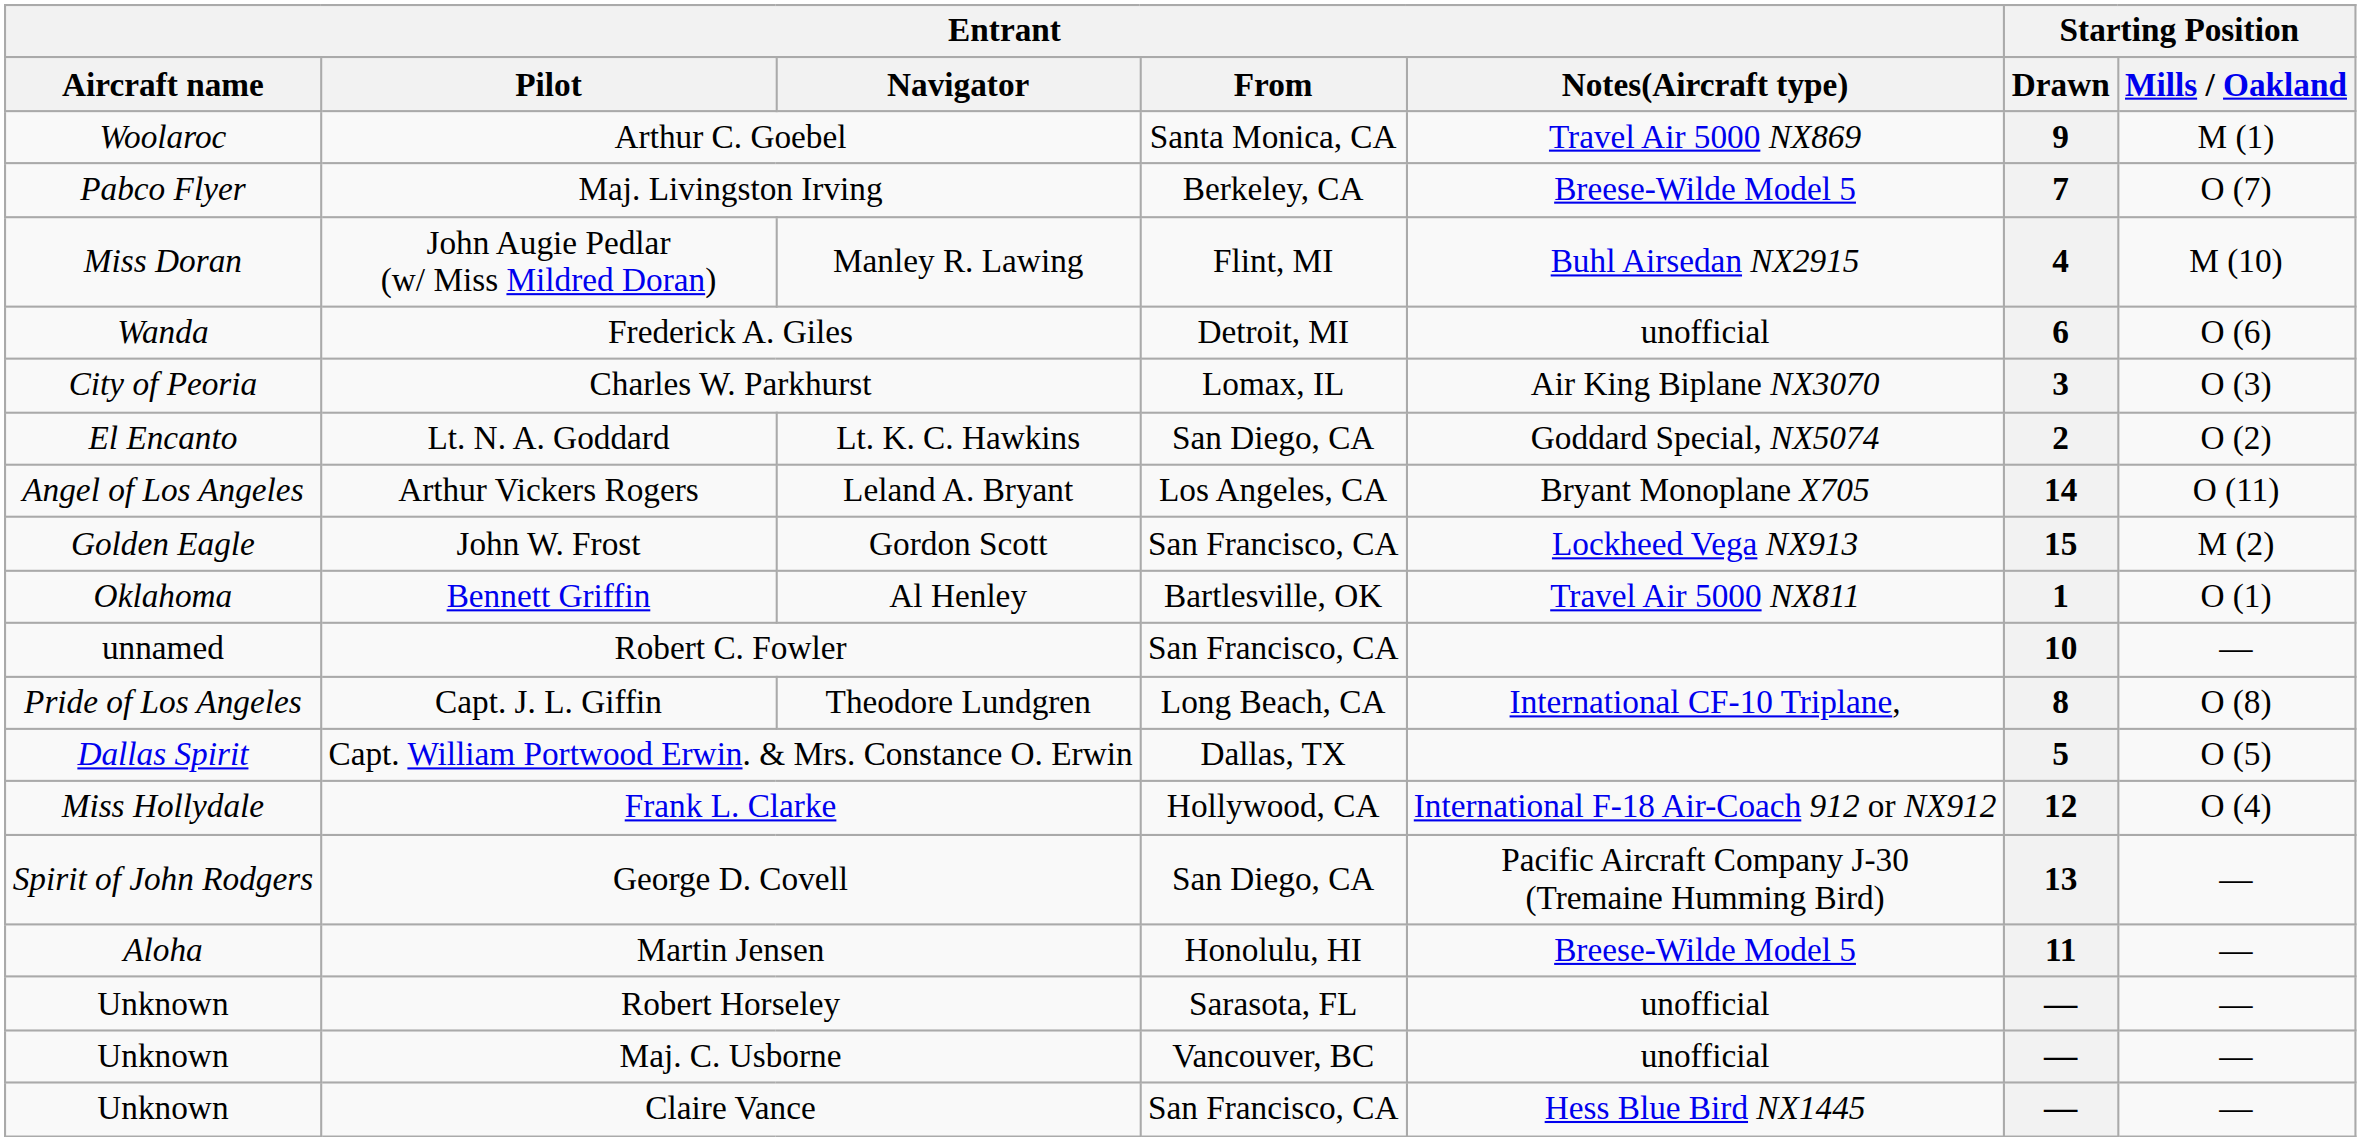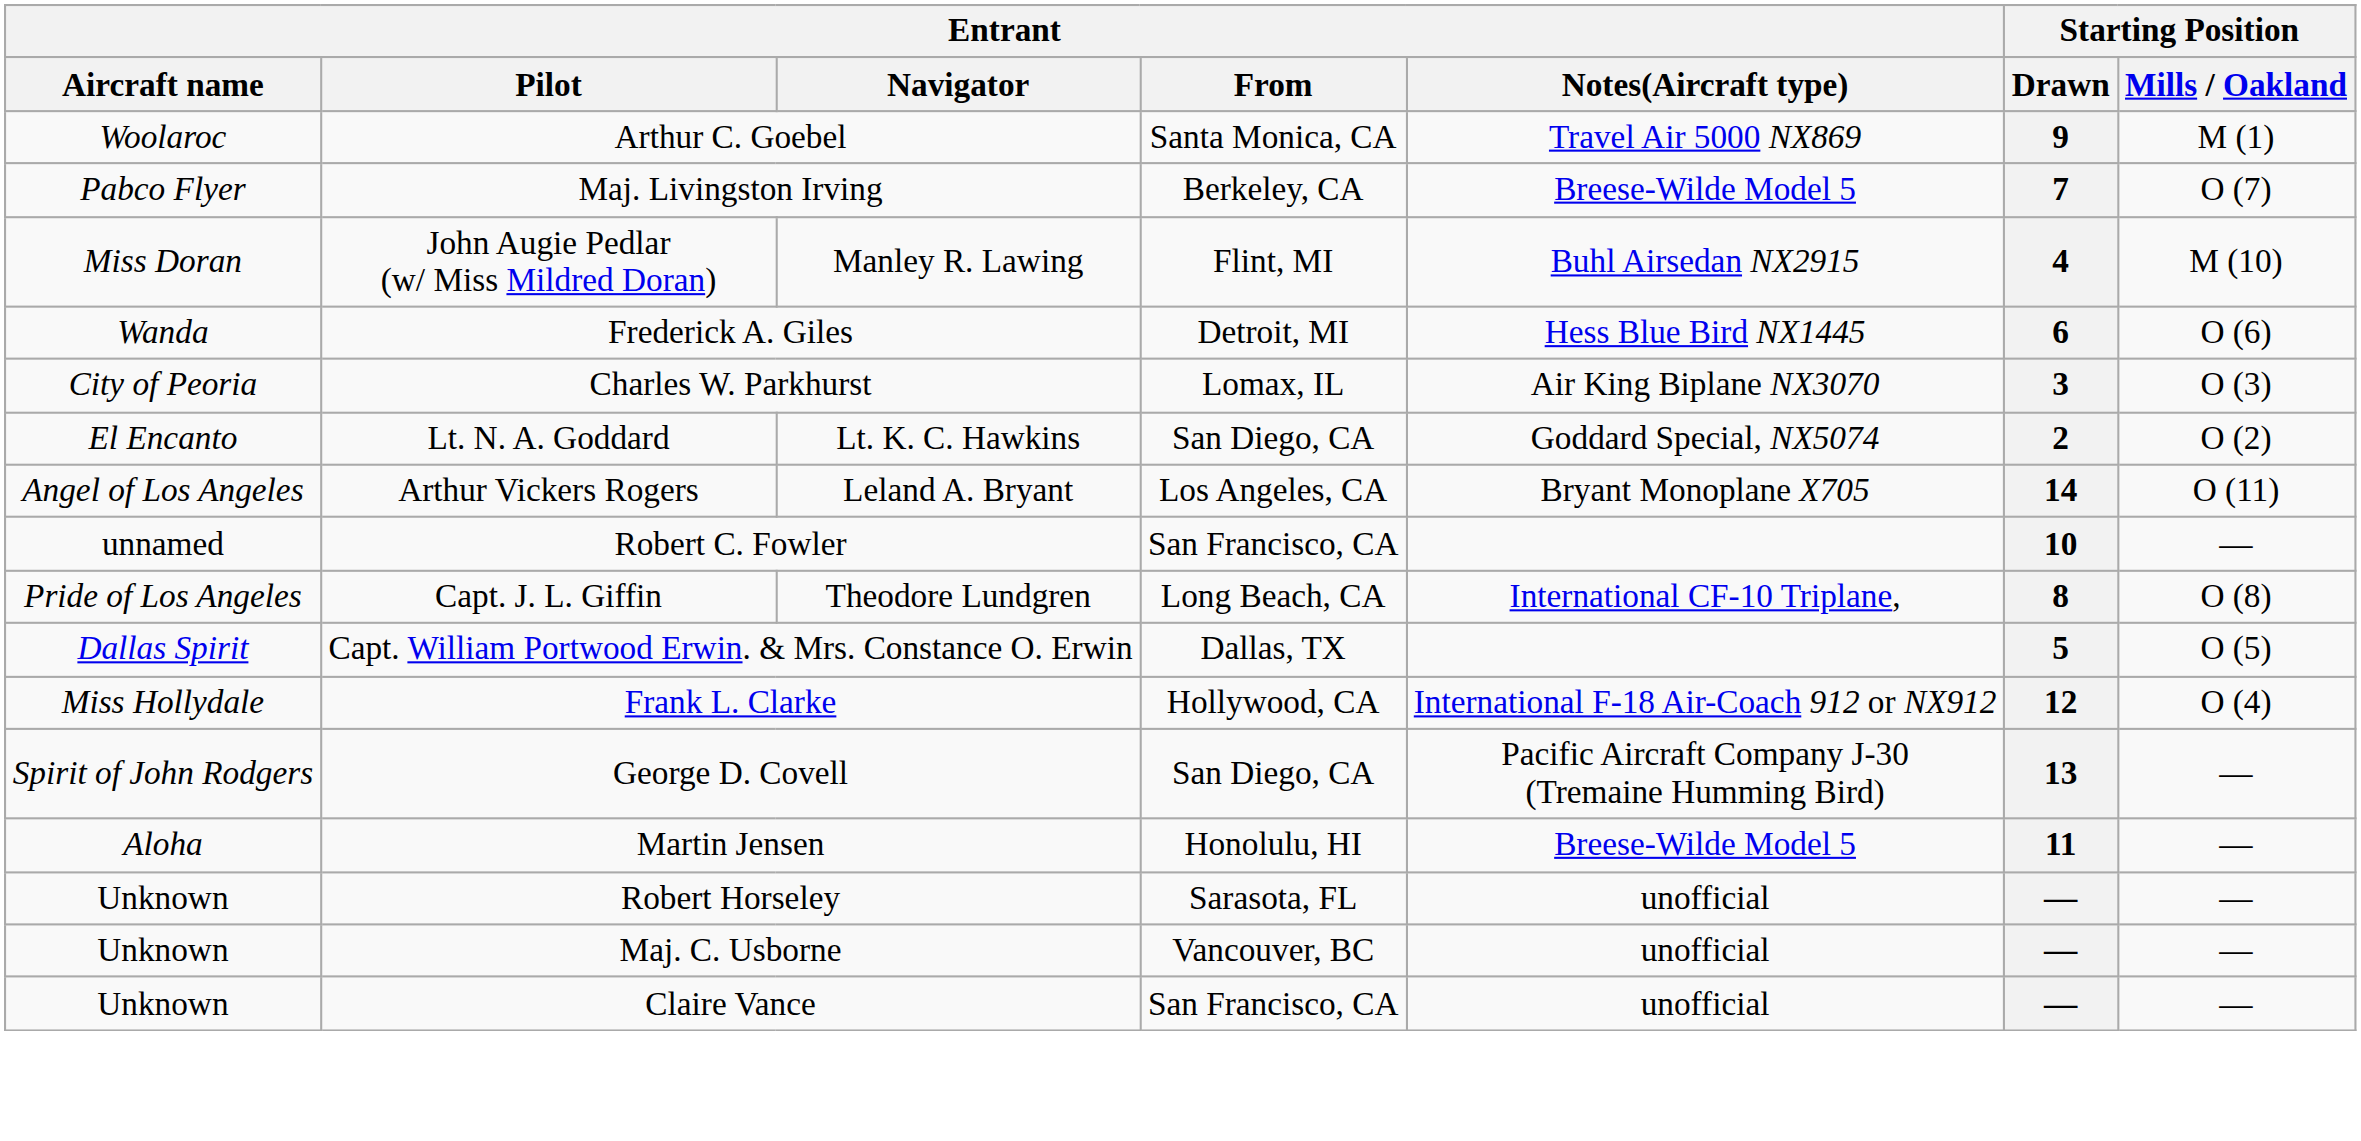(1705, 332) unofficial -> (1705, 332) Hess Blue Bird NX1445
- row: (548, 543)
- row: (548, 596)
(1705, 1108) Hess Blue Bird NX1445 -> (1705, 1003) unofficial
